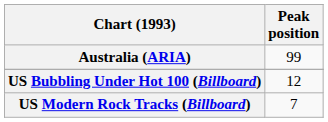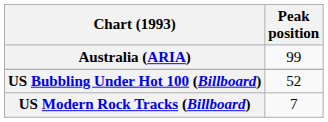(294, 81) 12 -> (294, 81) 52
